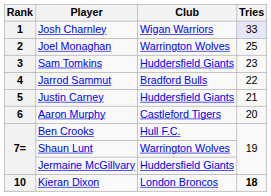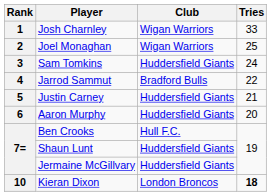(252, 30) lavender background -> (252, 30) no background
(185, 47) Warrington Wolves -> (177, 47) Wigan Warriors
(252, 64) 23 -> (252, 64) 24
(181, 115) Castleford Tigers -> (187, 115) Huddersfield Giants
(185, 149) Warrington Wolves -> (187, 149) Huddersfield Giants
